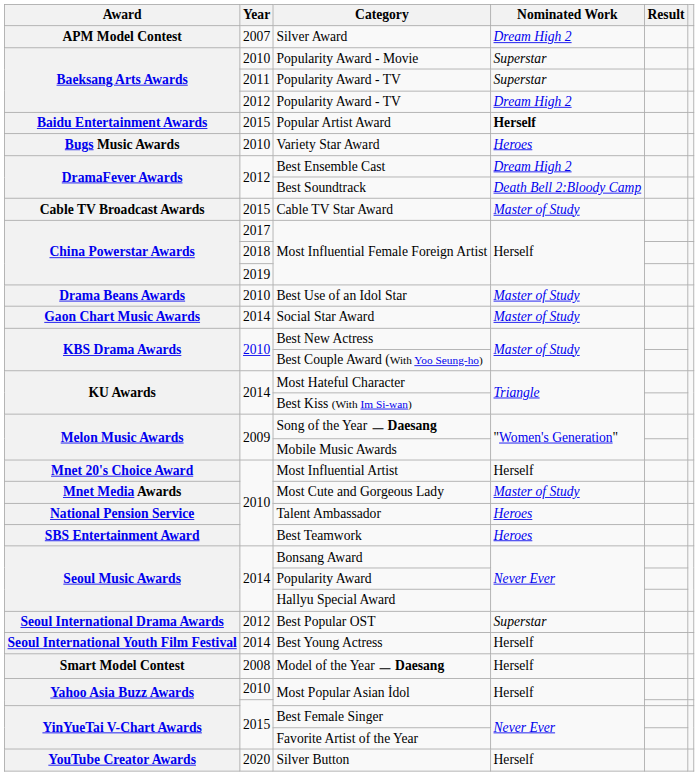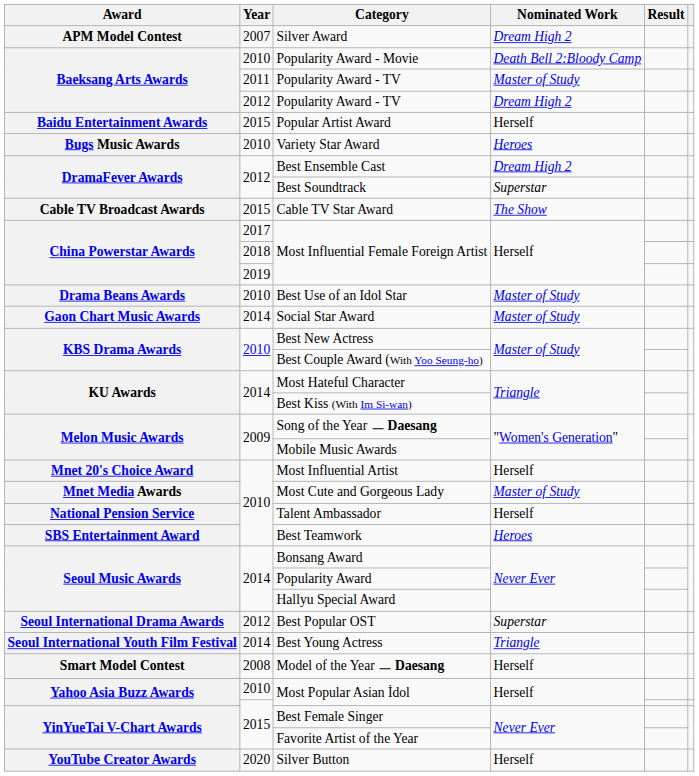(520, 58) Superstar -> (567, 58) Death Bell 2:Bloody Camp
(520, 79) Superstar -> (537, 79) Master of Study
(515, 123) bold -> (514, 123) normal
(567, 187) Death Bell 2:Bloody Camp -> (520, 187) Superstar
(537, 209) Master of Study -> (520, 209) The Show
(513, 513) Heroes -> (514, 513) Herself
(514, 643) Herself -> (517, 643) Triangle
